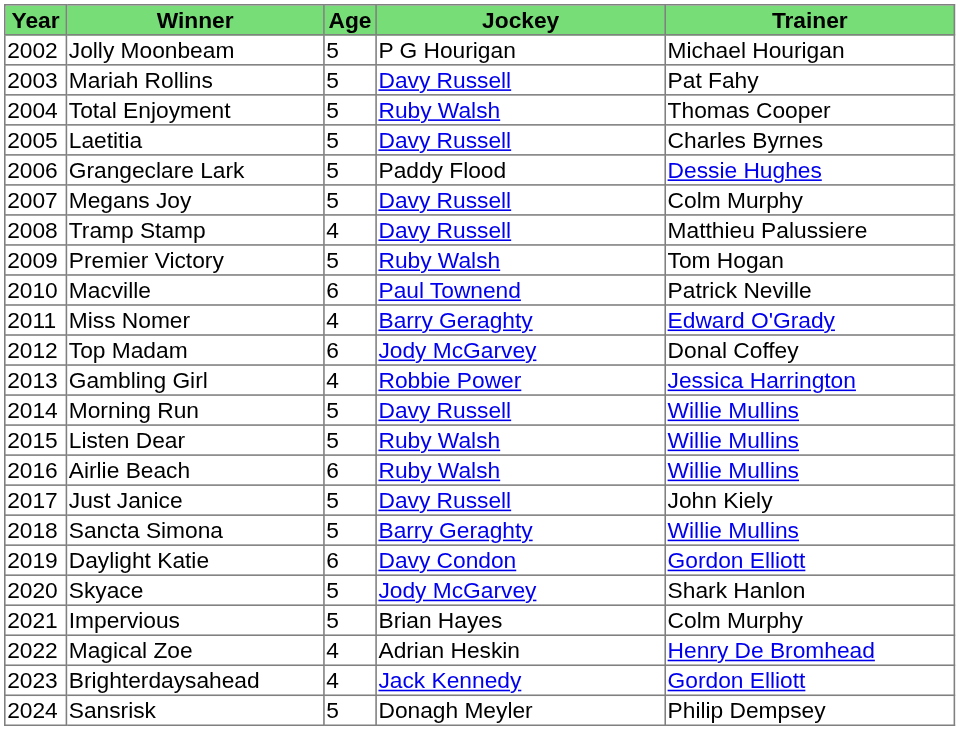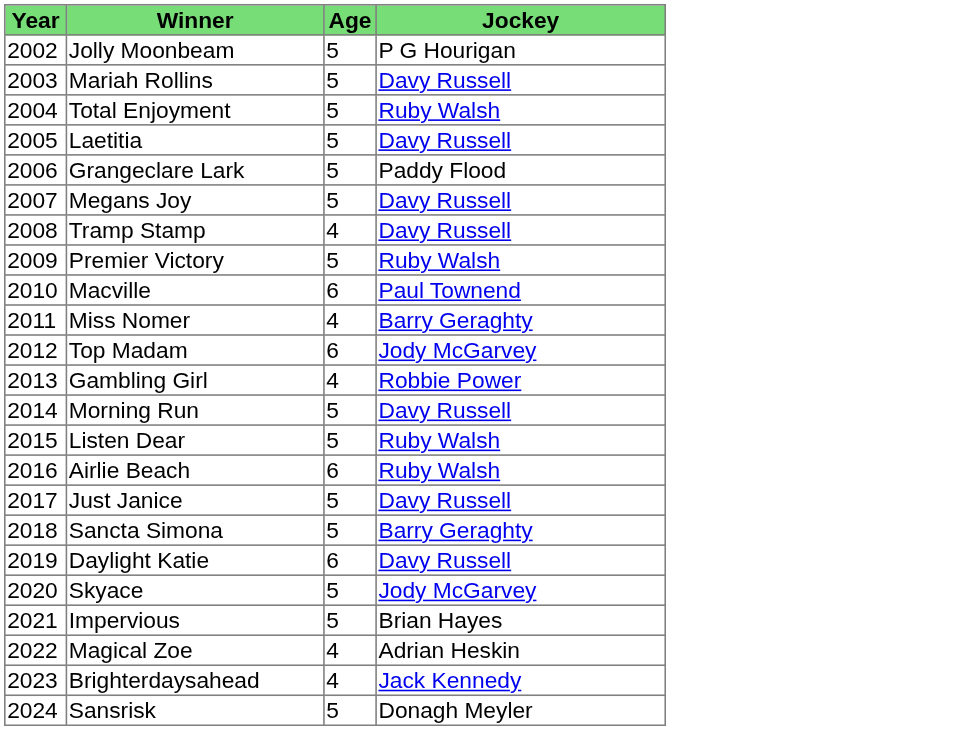- column: (810, 20)
(447, 560) Davy Condon -> (445, 560) Davy Russell
